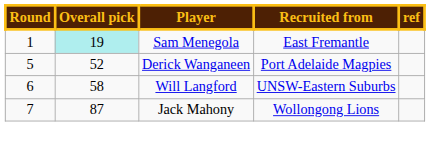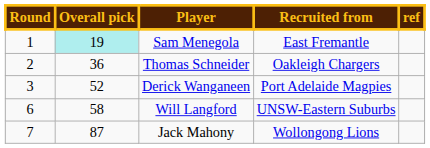+ row: (196, 64)
(30, 64) 5 -> (30, 87) 3
